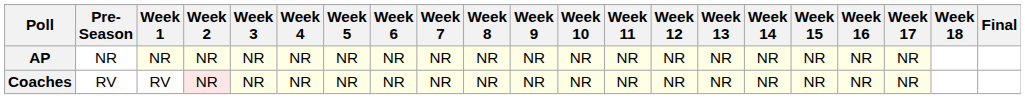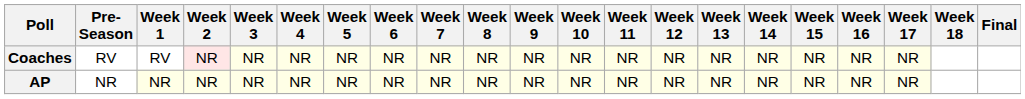rows swapped: (40, 58) <-> (40, 82)
